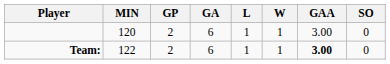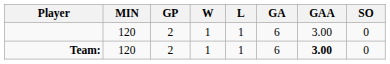columns swapped: (280, 13) <-> (211, 13)
(127, 50) 122 -> (127, 50) 120
